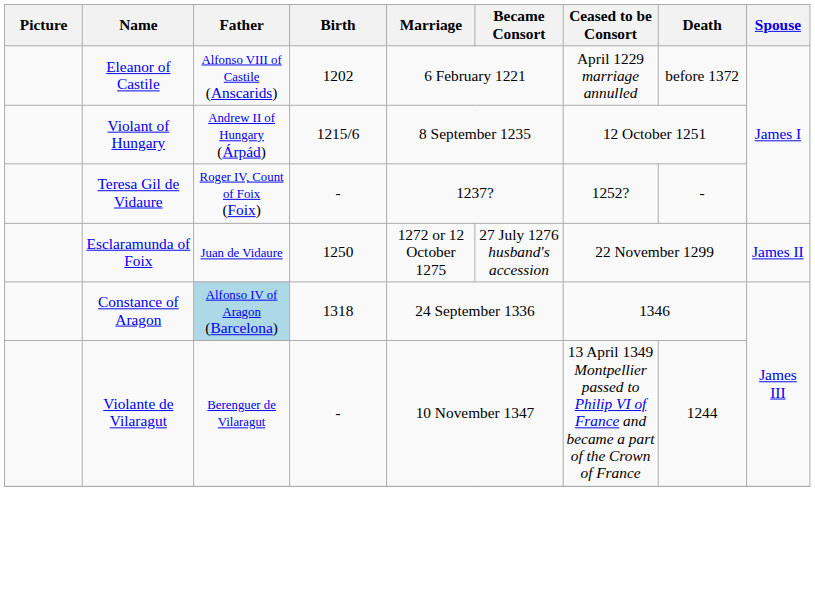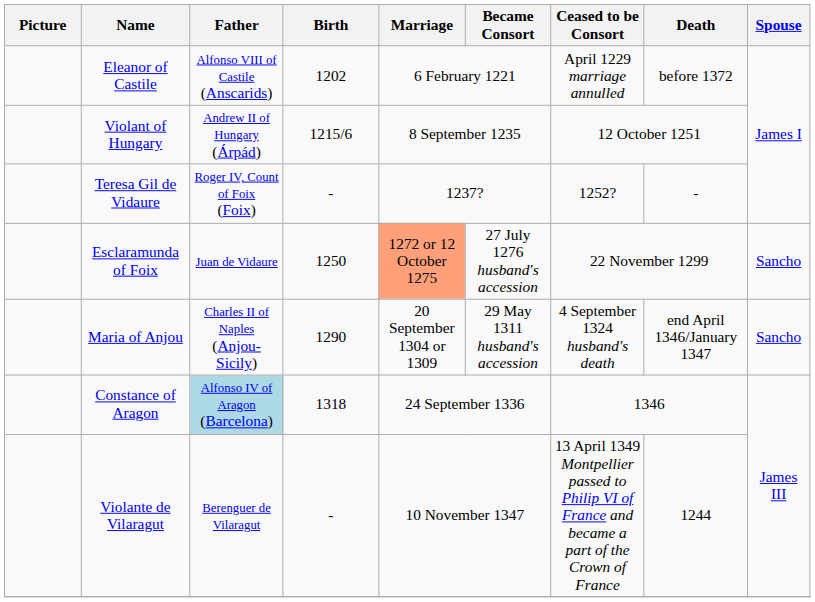(431, 252) no background -> (422, 260) lightsalmon background
(778, 252) James II -> (779, 260) Sancho
+ row: (135, 337)
